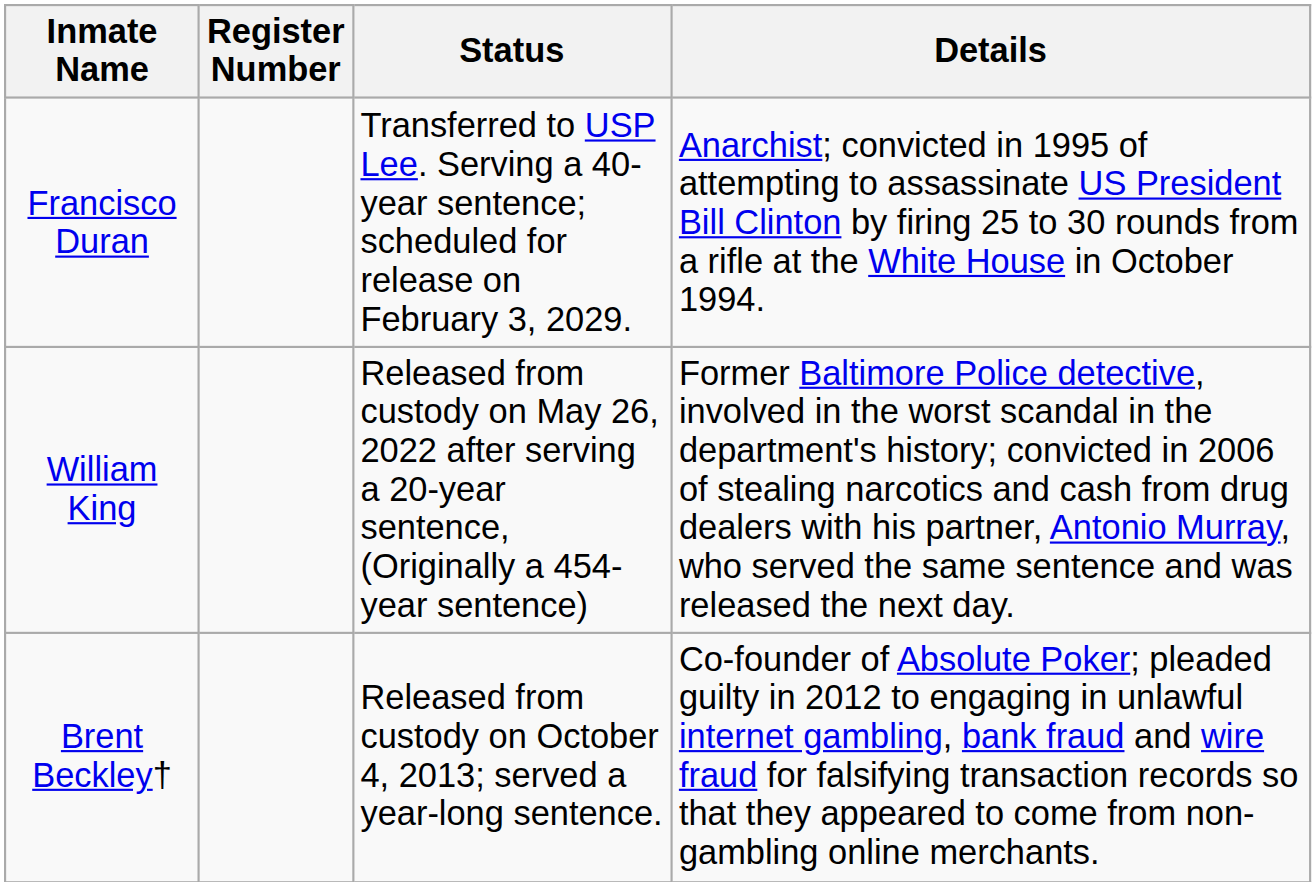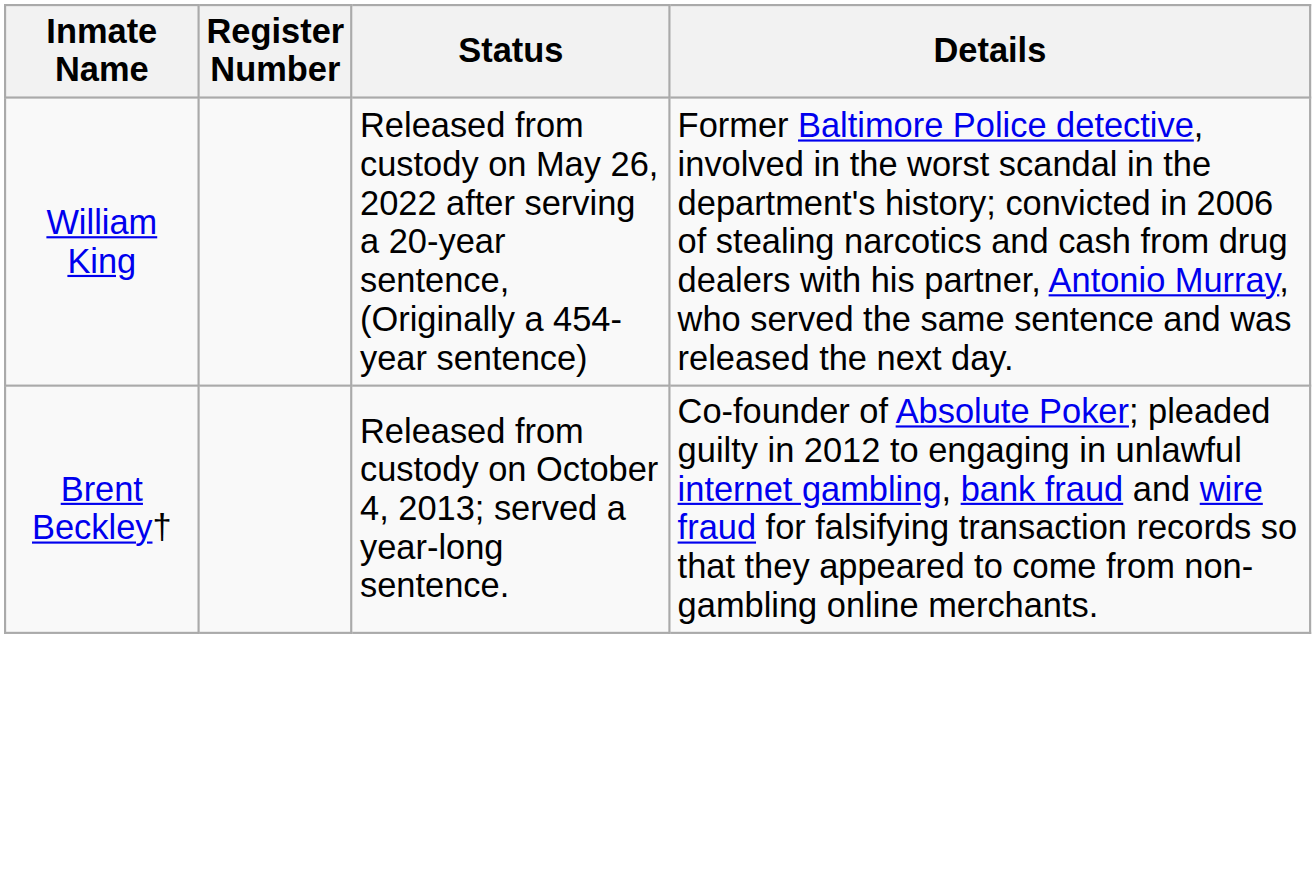- row: (102, 221)
